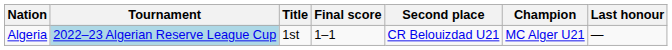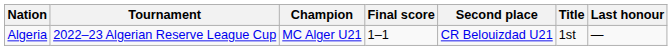columns swapped: (545, 15) <-> (295, 15)
(165, 35) lightblue background -> (165, 35) no background
